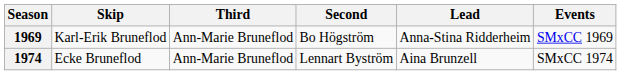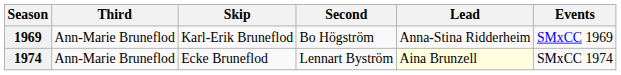columns swapped: (110, 15) <-> (233, 15)
(438, 59) no background -> (438, 59) lightyellow background
